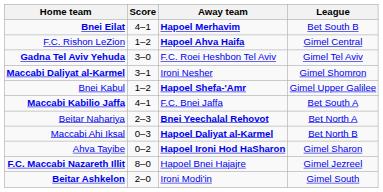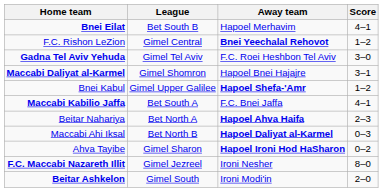columns swapped: (143, 12) <-> (333, 12)
(200, 27) bold -> (258, 27) normal
(202, 42) Hapoel Ahva Haifa -> (274, 42) Bnei Yeechalal Rehovot
(187, 73) Ironi Nesher -> (263, 73) Hapoel Bnei Hajajre
(215, 118) Bnei Yeechalal Rehovot -> (262, 118) Hapoel Ahva Haifa
(203, 164) Hapoel Bnei Hajajre -> (246, 164) Ironi Nesher
